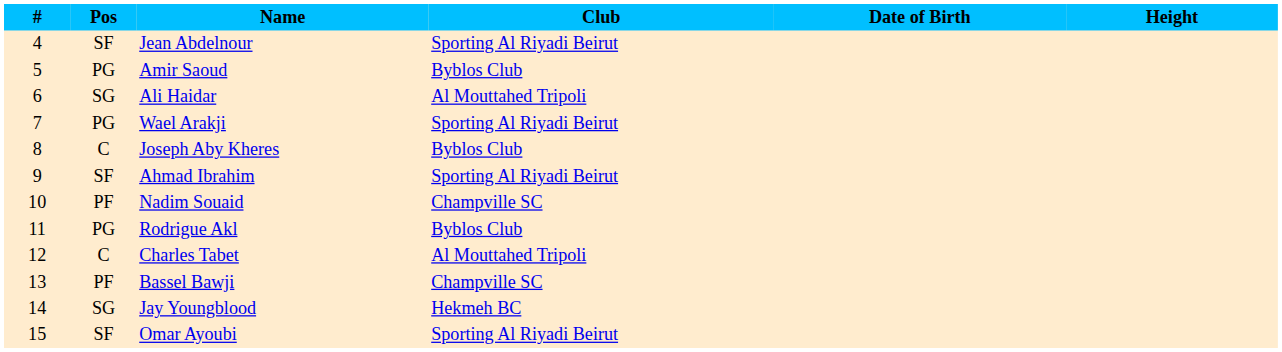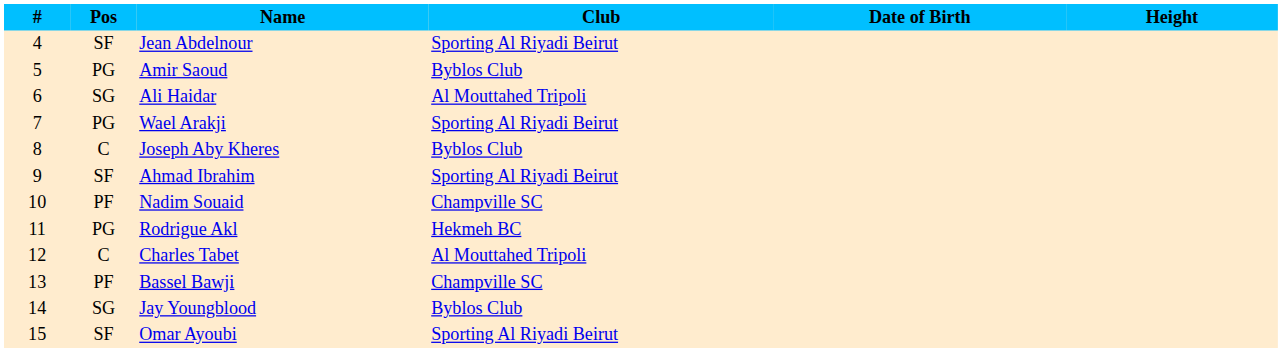(477, 228) Byblos Club -> (476, 228) Hekmeh BC
(476, 308) Hekmeh BC -> (477, 308) Byblos Club
